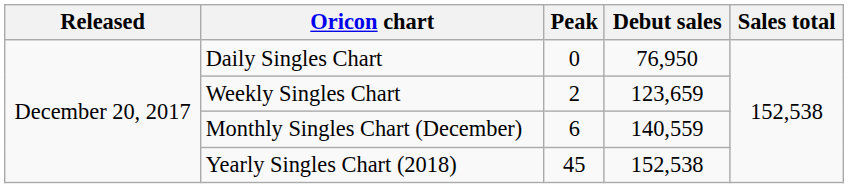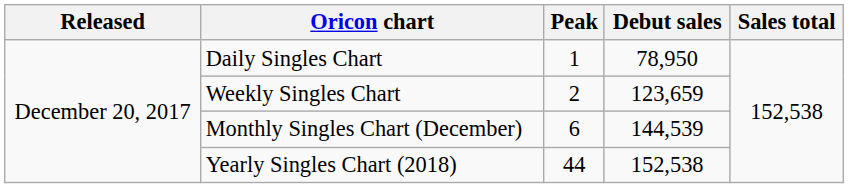(574, 57) 0 -> (574, 57) 1
(667, 57) 76,950 -> (667, 57) 78,950
(667, 128) 140,559 -> (667, 128) 144,539
(574, 164) 45 -> (574, 164) 44
